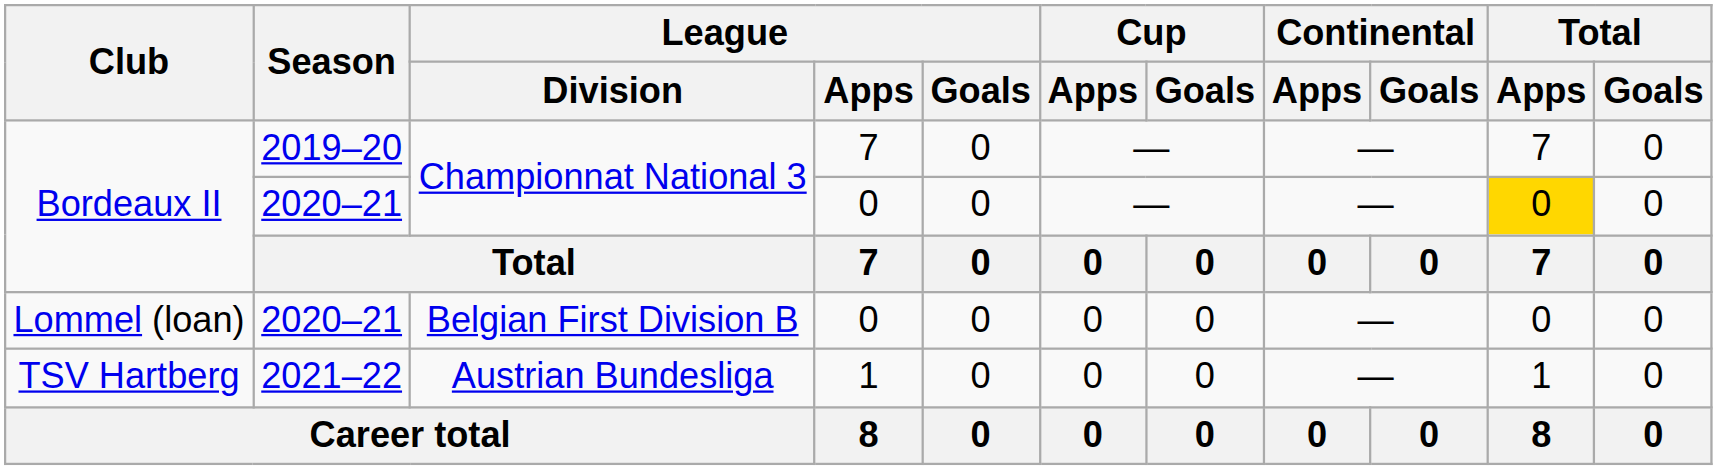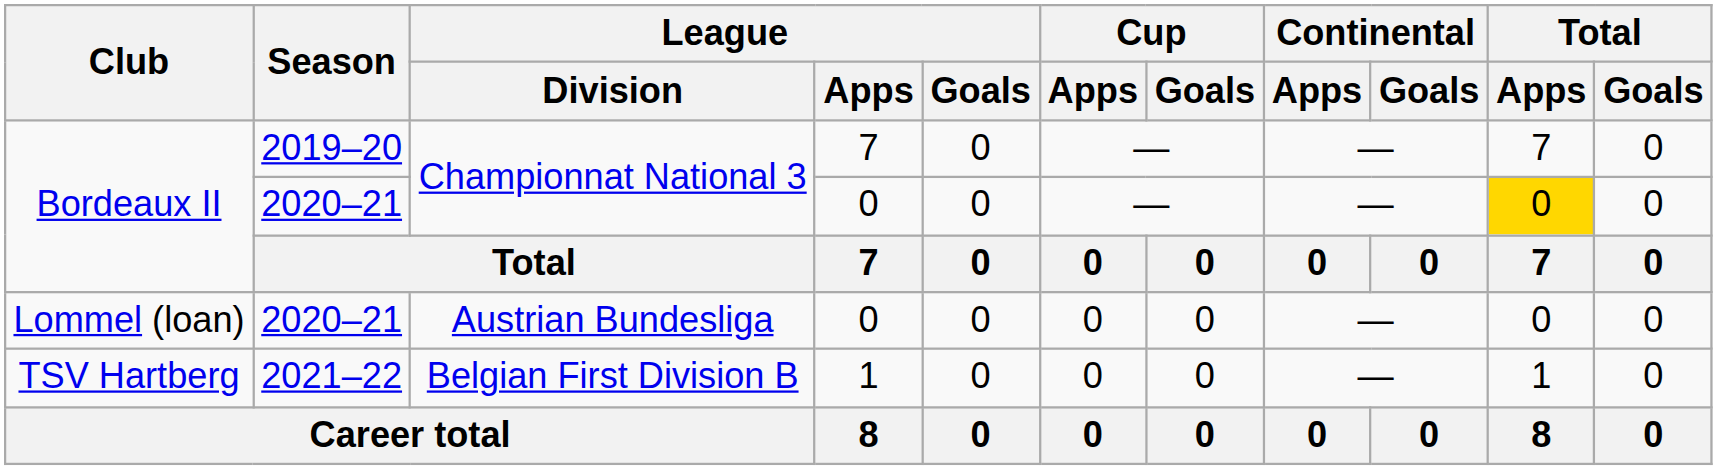(613, 319) Belgian First Division B -> (613, 319) Austrian Bundesliga
(613, 377) Austrian Bundesliga -> (613, 377) Belgian First Division B
